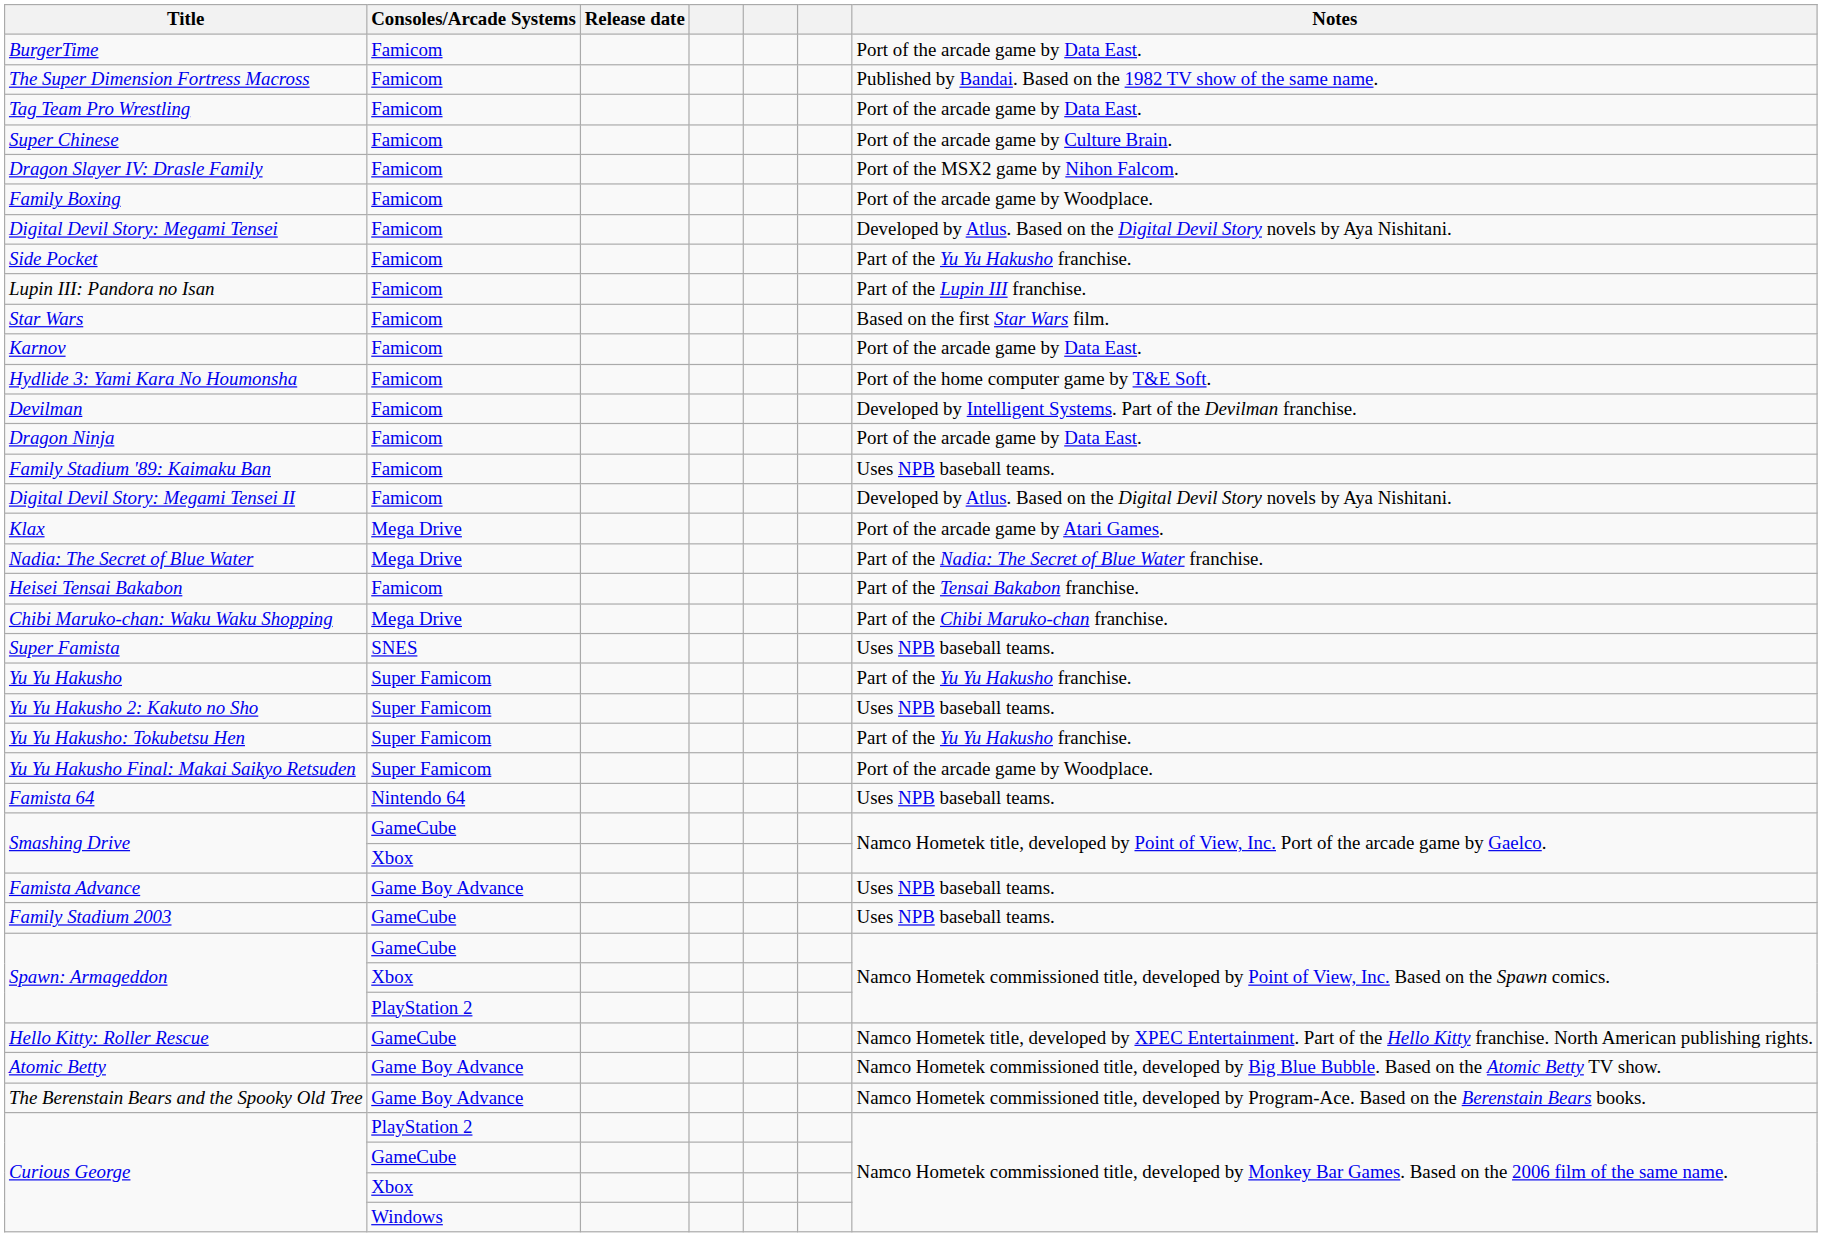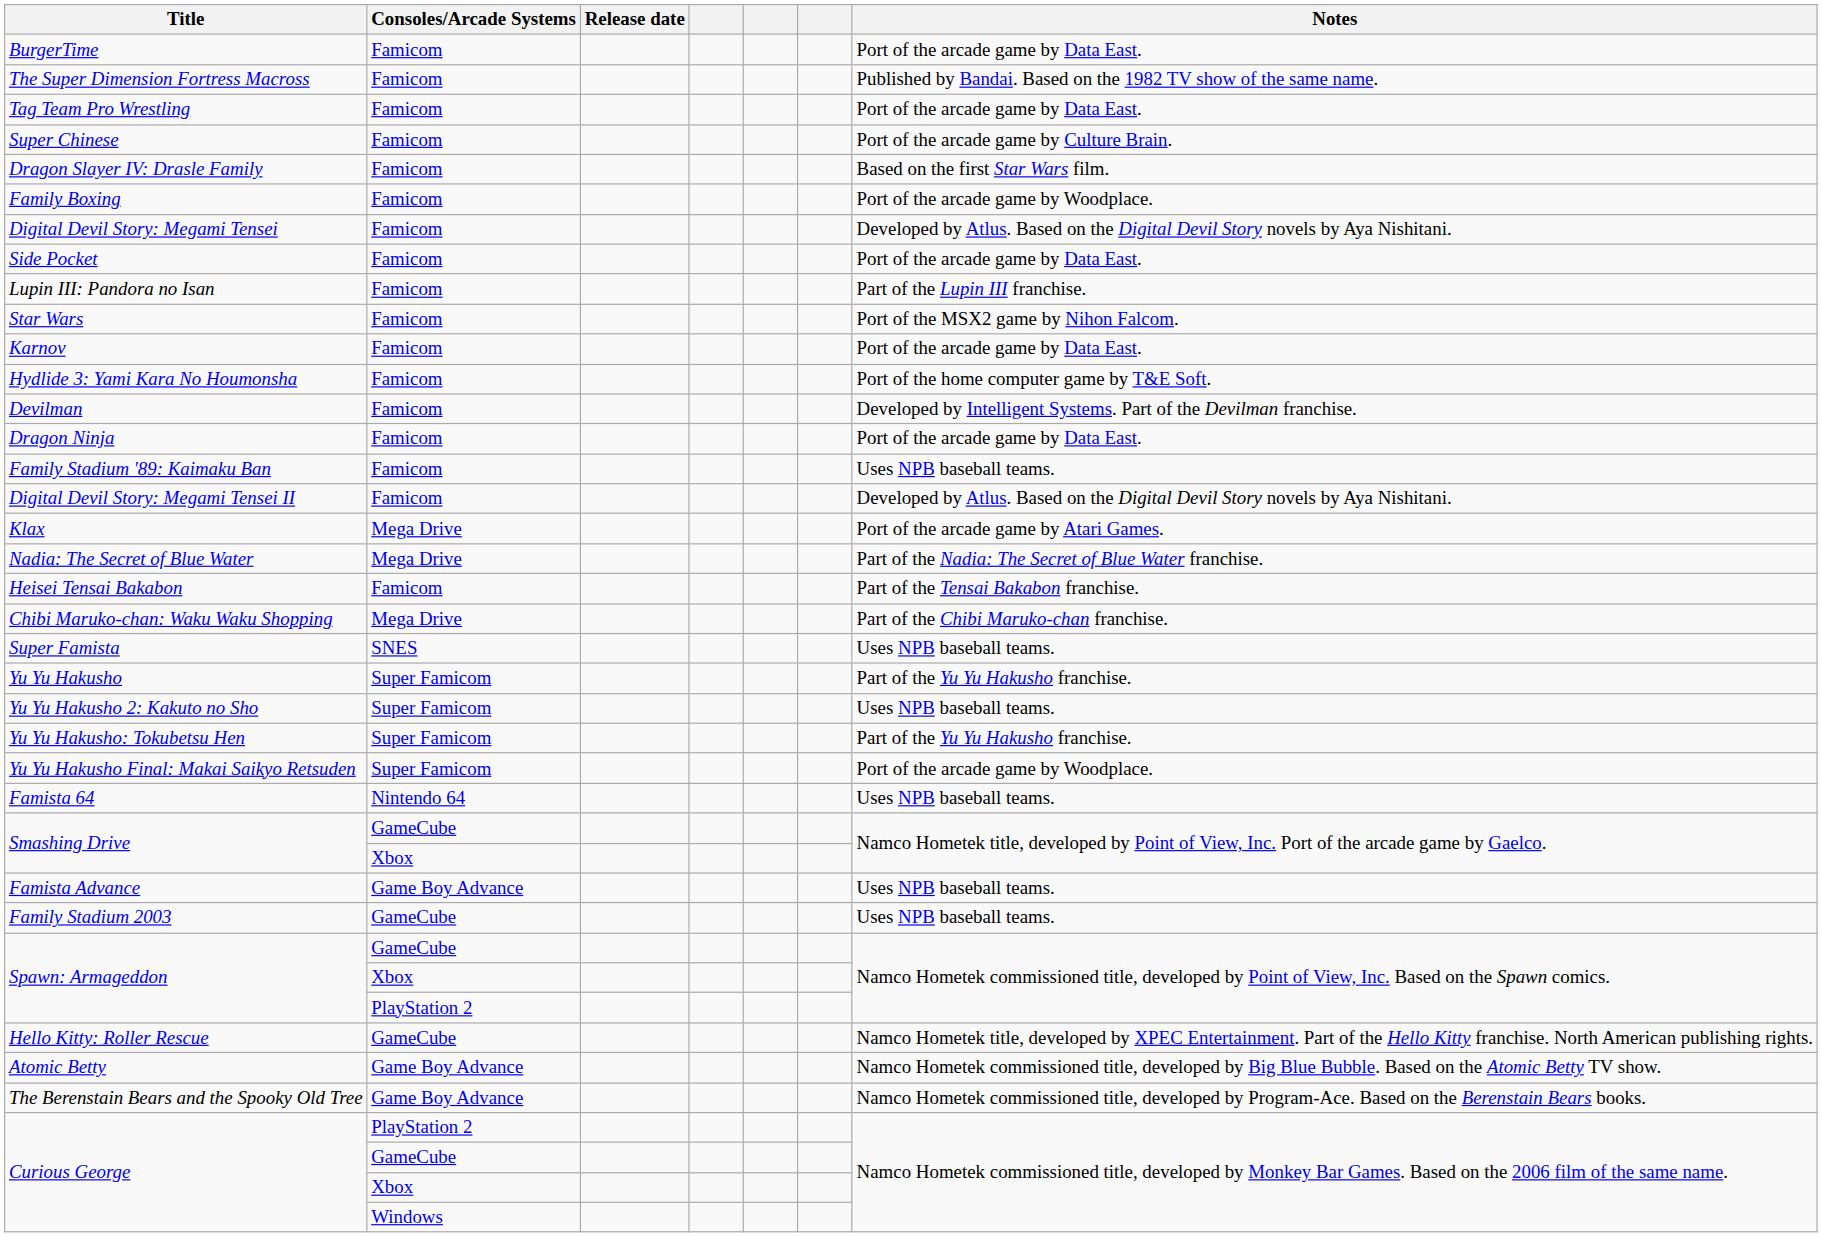(1018, 169) Port of the MSX2 game by Nihon Falcom. -> (983, 169) Based on the first Star Wars film.
(994, 259) Part of the Yu Yu Hakusho franchise. -> (999, 259) Port of the arcade game by Data East.
(983, 318) Based on the first Star Wars film. -> (1018, 318) Port of the MSX2 game by Nihon Falcom.
